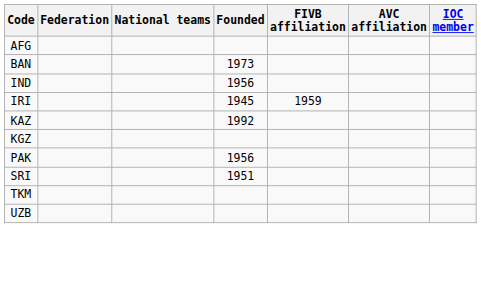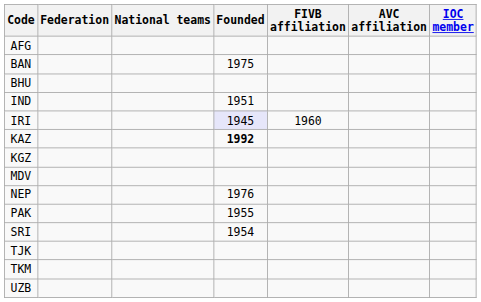(240, 64) 1973 -> (240, 64) 1975
+ row: (21, 83)
(240, 83) 1956 -> (240, 102) 1951
(240, 102) no background -> (240, 120) lavender background
(308, 102) 1959 -> (308, 120) 1960
(240, 120) normal -> (240, 139) bold
+ row: (21, 176)
+ row: (21, 195)
(240, 157) 1956 -> (240, 213) 1955
(240, 176) 1951 -> (240, 232) 1954
+ row: (21, 251)
